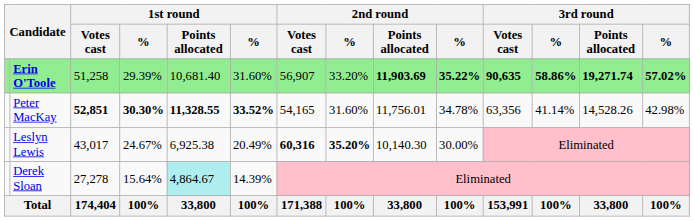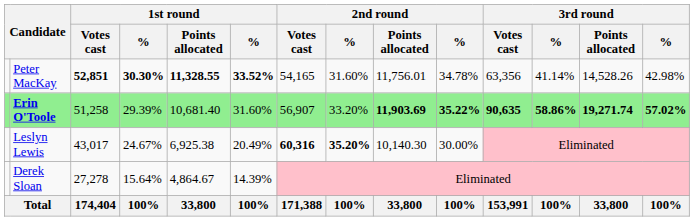rows swapped: (34, 75) <-> (35, 110)
(192, 178) paleturquoise background -> (192, 178) no background
